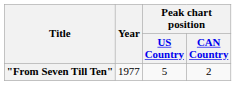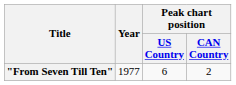(164, 72) 5 -> (164, 72) 6
